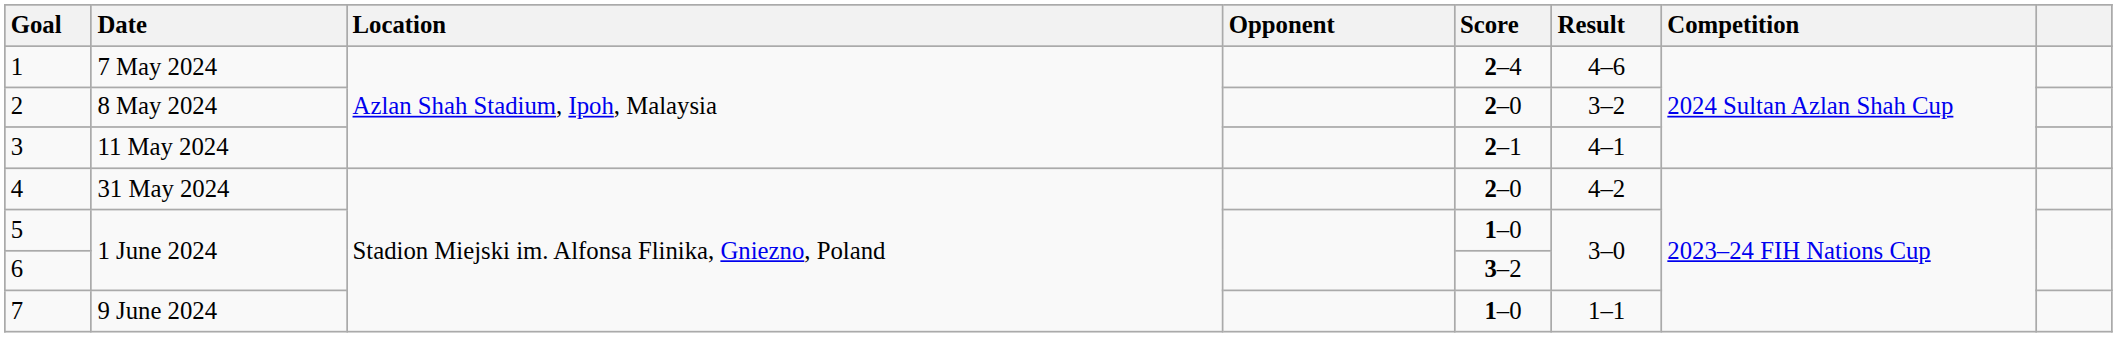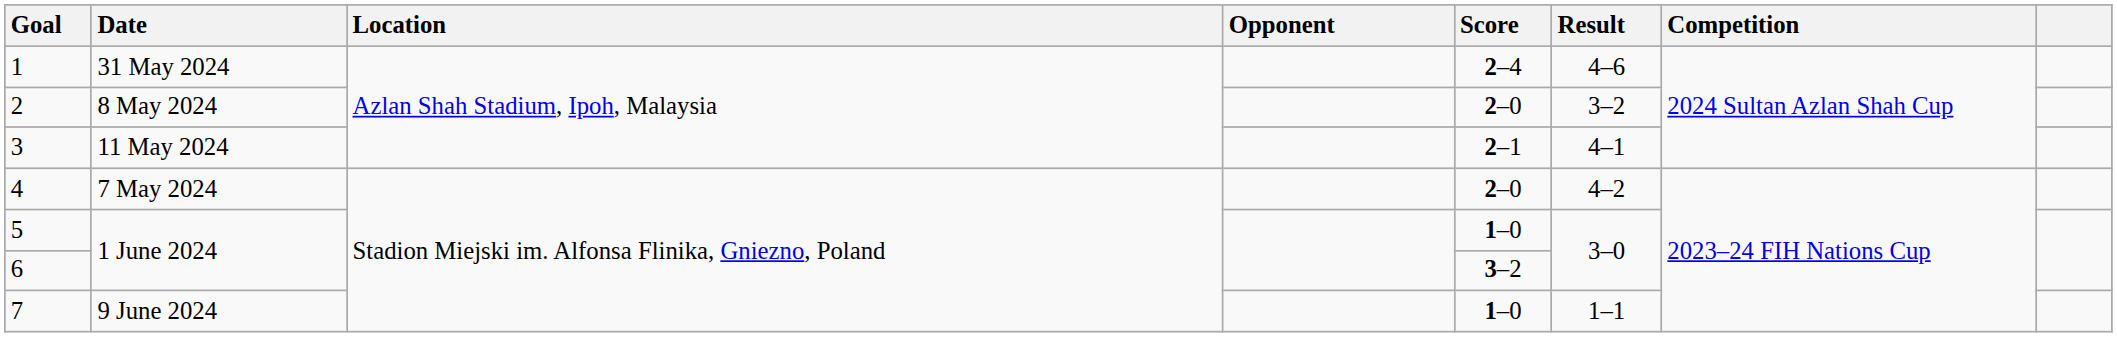(157, 66) 7 May 2024 -> (164, 66) 31 May 2024
(164, 188) 31 May 2024 -> (157, 188) 7 May 2024
